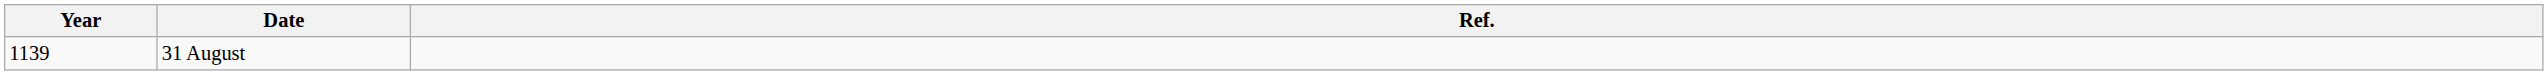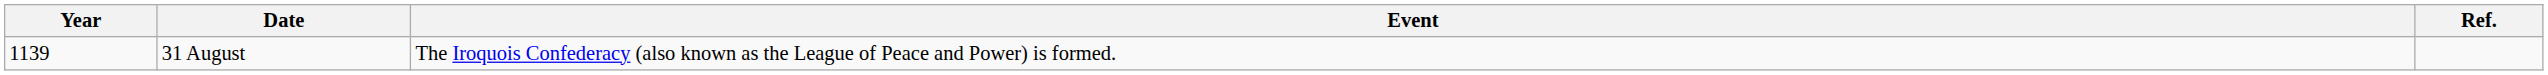+ column: (1413, 20)
